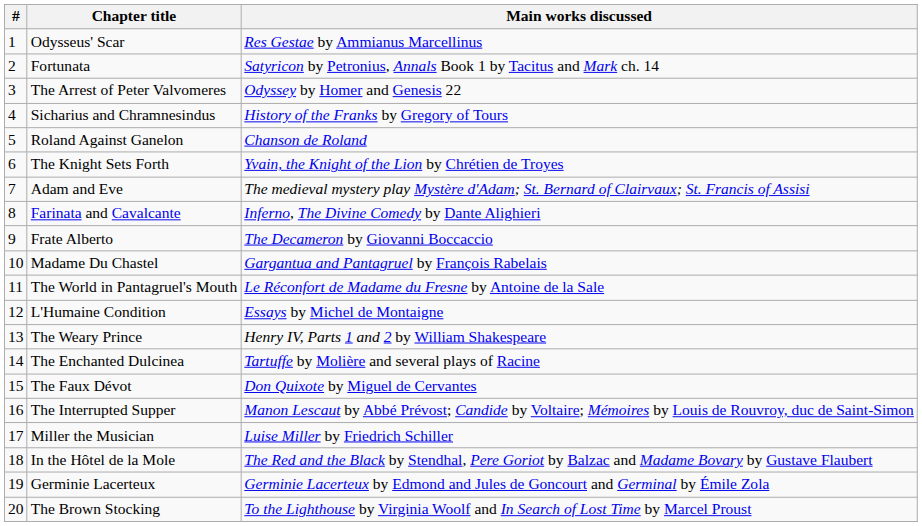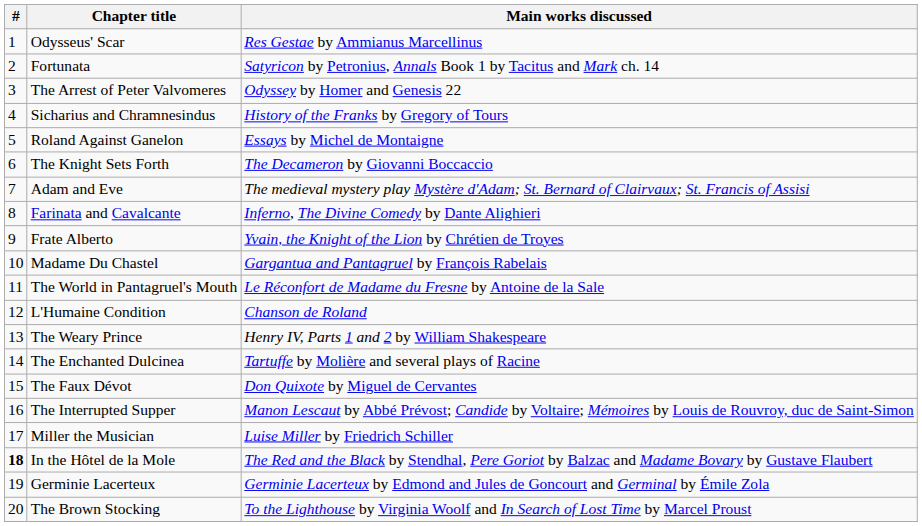(306, 139) Chanson de Roland -> (344, 139) Essays by Michel de Montaigne
(404, 164) Yvain, the Knight of the Lion by Chrétien de Troyes -> (369, 164) The Decameron by Giovanni Boccaccio
(369, 238) The Decameron by Giovanni Boccaccio -> (404, 238) Yvain, the Knight of the Lion by Chrétien de Troyes
(344, 312) Essays by Michel de Montaigne -> (306, 312) Chanson de Roland
(16, 459) normal -> (16, 459) bold
